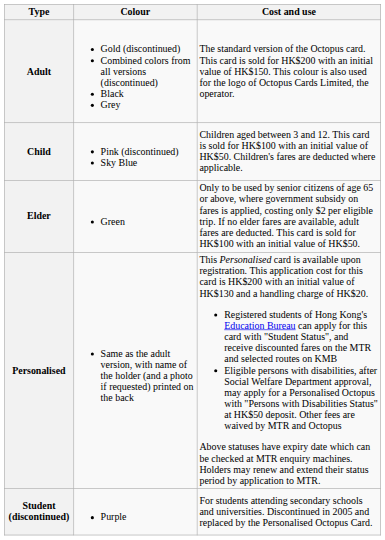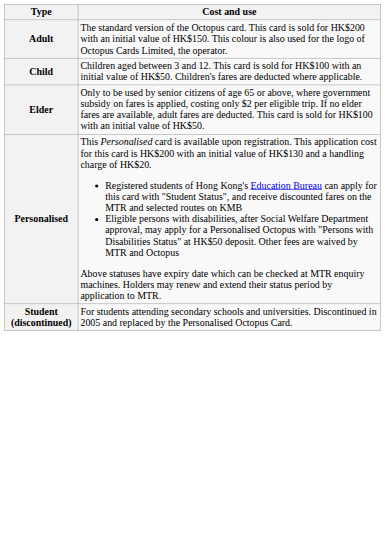- column: (135, 12)
